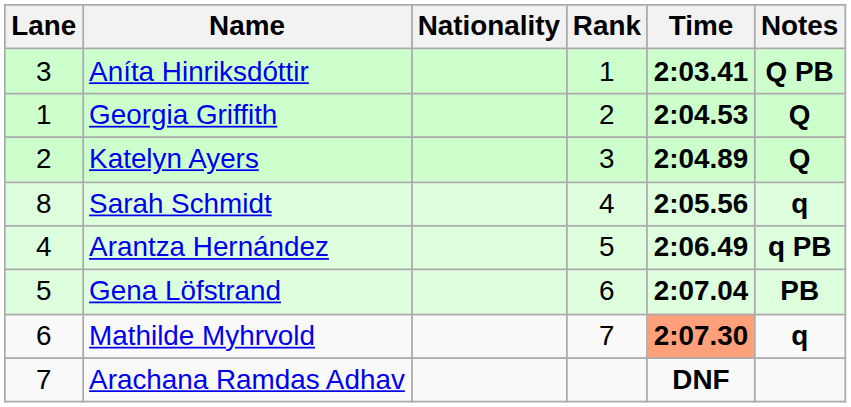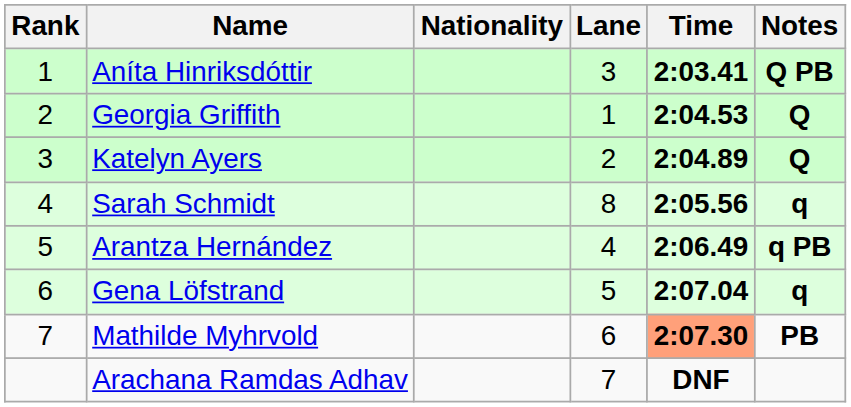columns swapped: (607, 26) <-> (44, 26)
(800, 291) PB -> (800, 291) q
(800, 335) q -> (800, 335) PB
